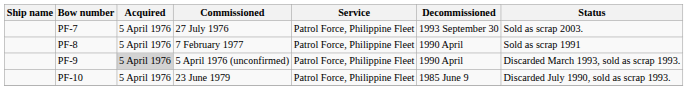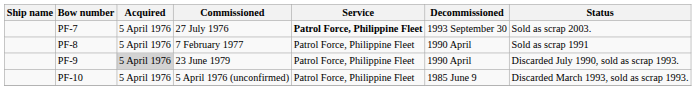(354, 28) normal -> (358, 28) bold
(232, 61) 5 April 1976 (unconfirmed) -> (203, 61) 23 June 1979
(592, 61) Discarded March 1993, sold as scrap 1993. -> (595, 61) Discarded July 1990, sold as scrap 1993.
(203, 77) 23 June 1979 -> (232, 77) 5 April 1976 (unconfirmed)
(587, 77) Discarded July 1990, sold as scrap 1993. -> (600, 77) Discarded March 1993, sold as scrap 1993.
